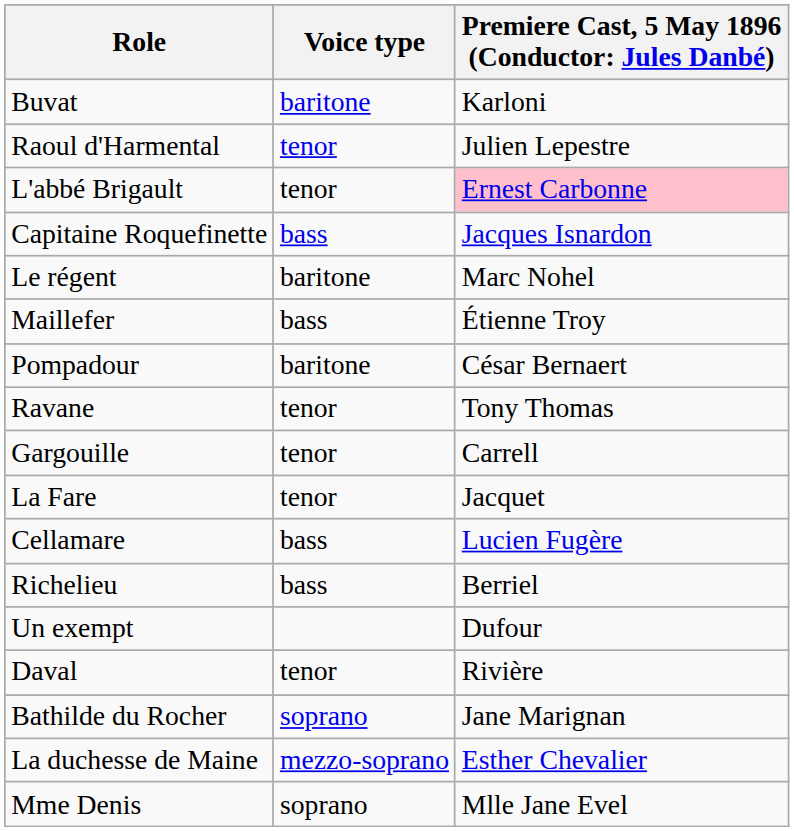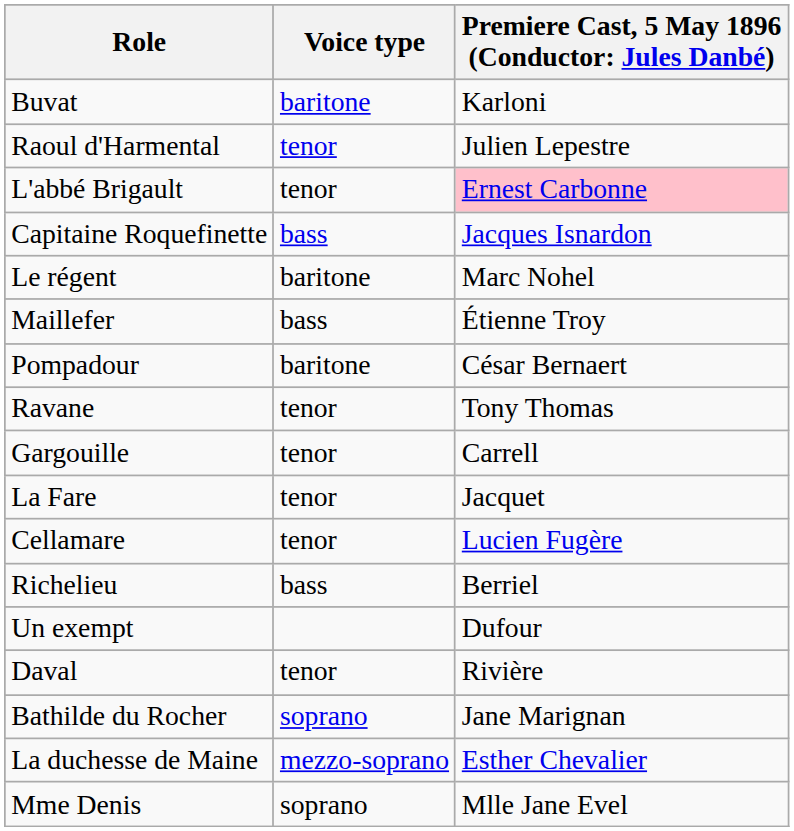(304, 540) bass -> (308, 540) tenor
